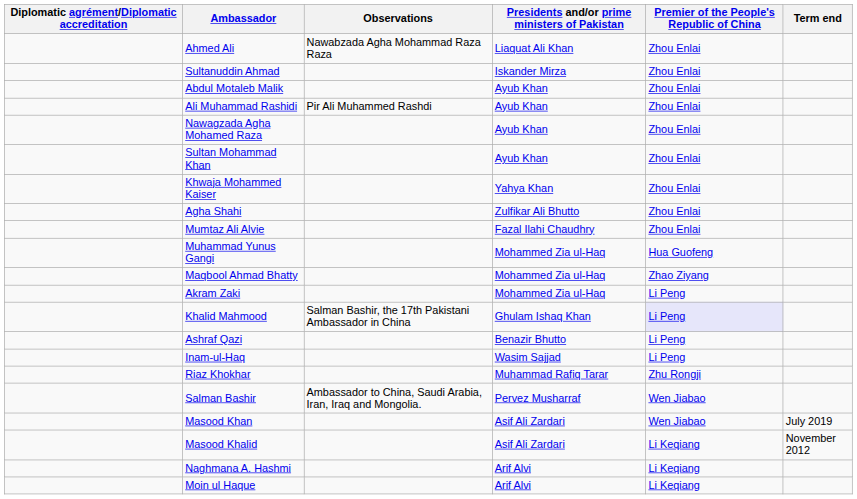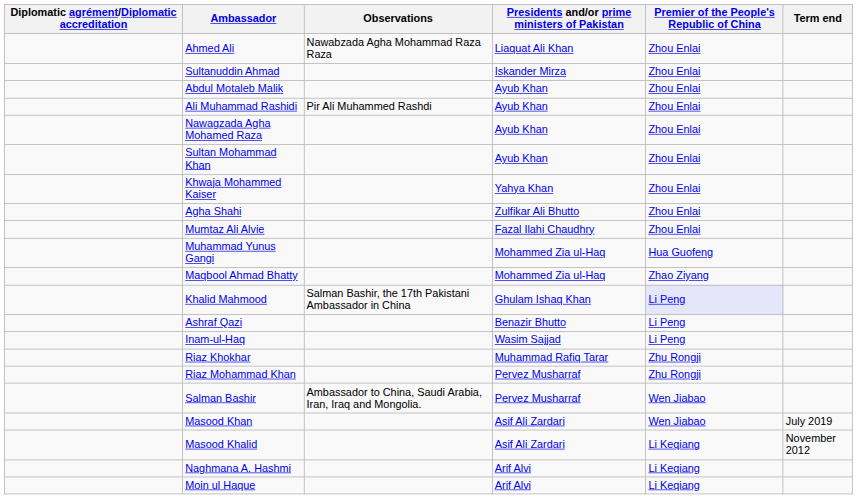- row: (213, 293)
+ row: (241, 374)
